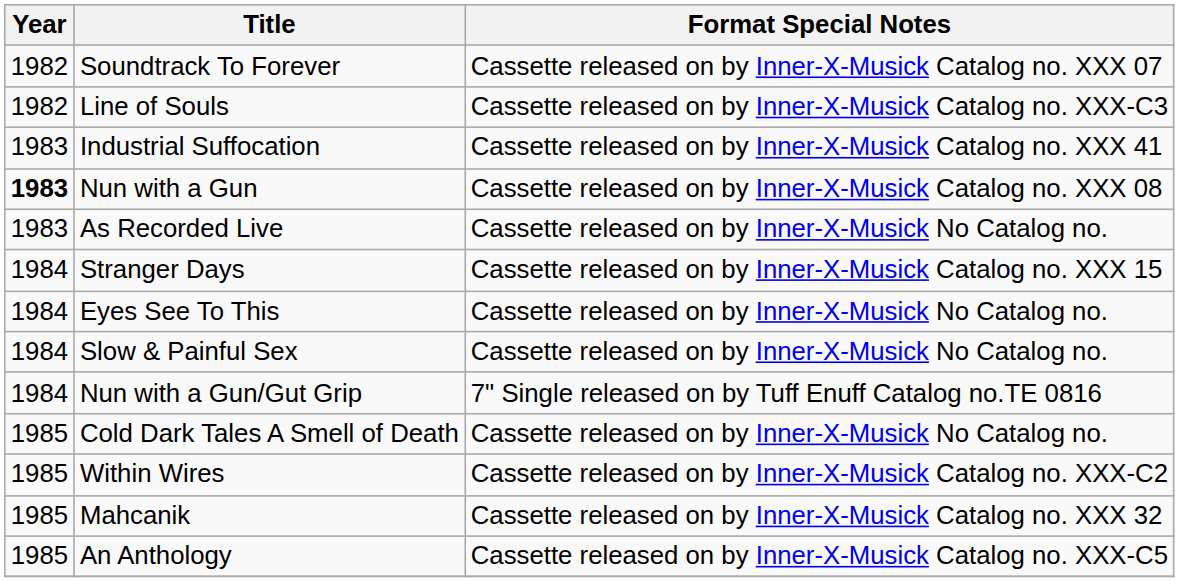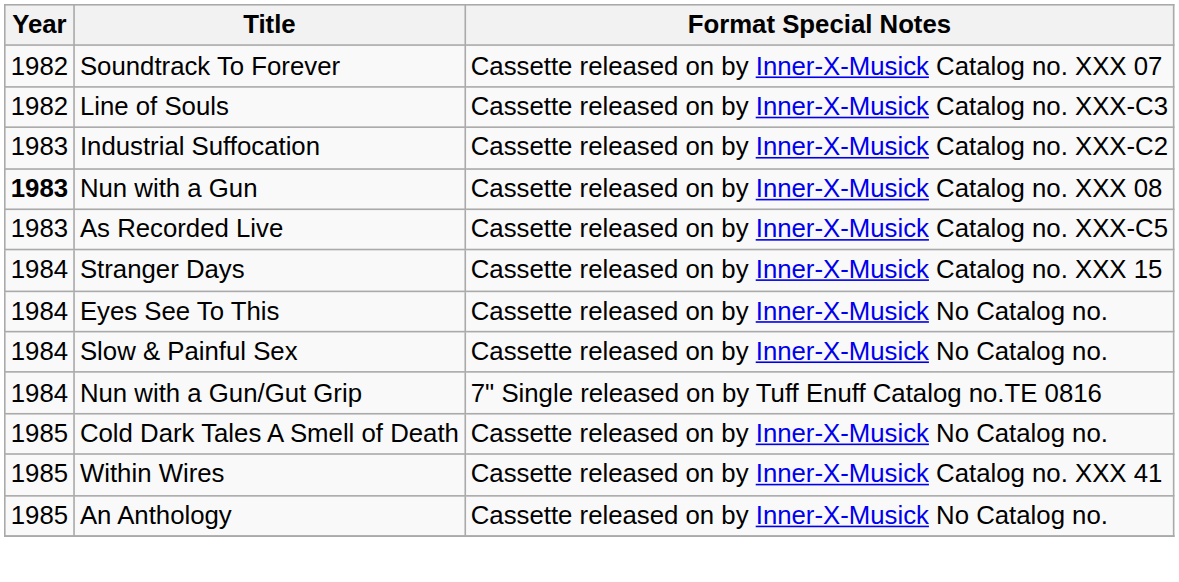(817, 147) Cassette released on by Inner-X-Musick Catalog no. XXX 41 -> (819, 147) Cassette released on by Inner-X-Musick Catalog no. XXX-C2
(789, 229) Cassette released on by Inner-X-Musick No Catalog no. -> (819, 229) Cassette released on by Inner-X-Musick Catalog no. XXX-C5
(819, 474) Cassette released on by Inner-X-Musick Catalog no. XXX-C2 -> (817, 474) Cassette released on by Inner-X-Musick Catalog no. XXX 41
- row: (135, 515)
(819, 556) Cassette released on by Inner-X-Musick Catalog no. XXX-C5 -> (789, 515) Cassette released on by Inner-X-Musick No Catalog no.
